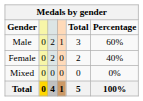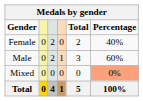rows swapped: (22, 58) <-> (22, 42)
(115, 73) no background -> (115, 73) lightsalmon background
